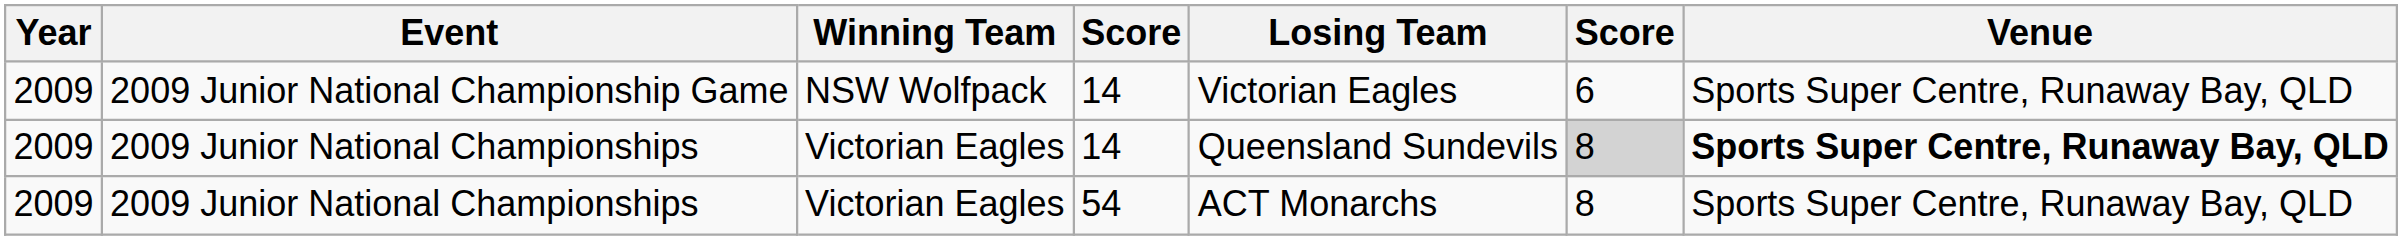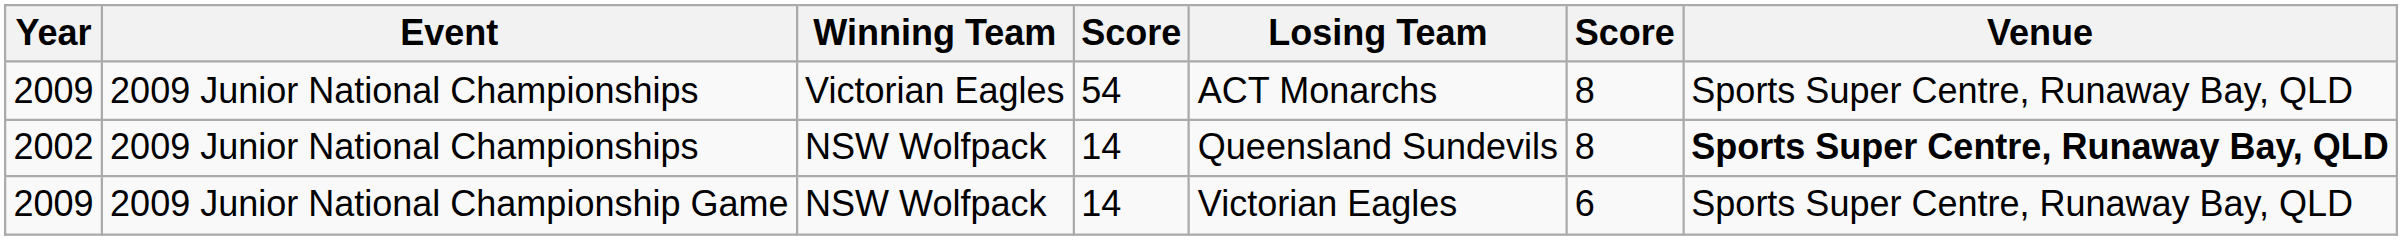rows swapped: (449, 90) <-> (404, 204)
(53, 147) 2009 -> (53, 147) 2002
(935, 147) Victorian Eagles -> (926, 147) NSW Wolfpack
(1585, 147) lightgrey background -> (1585, 147) no background
